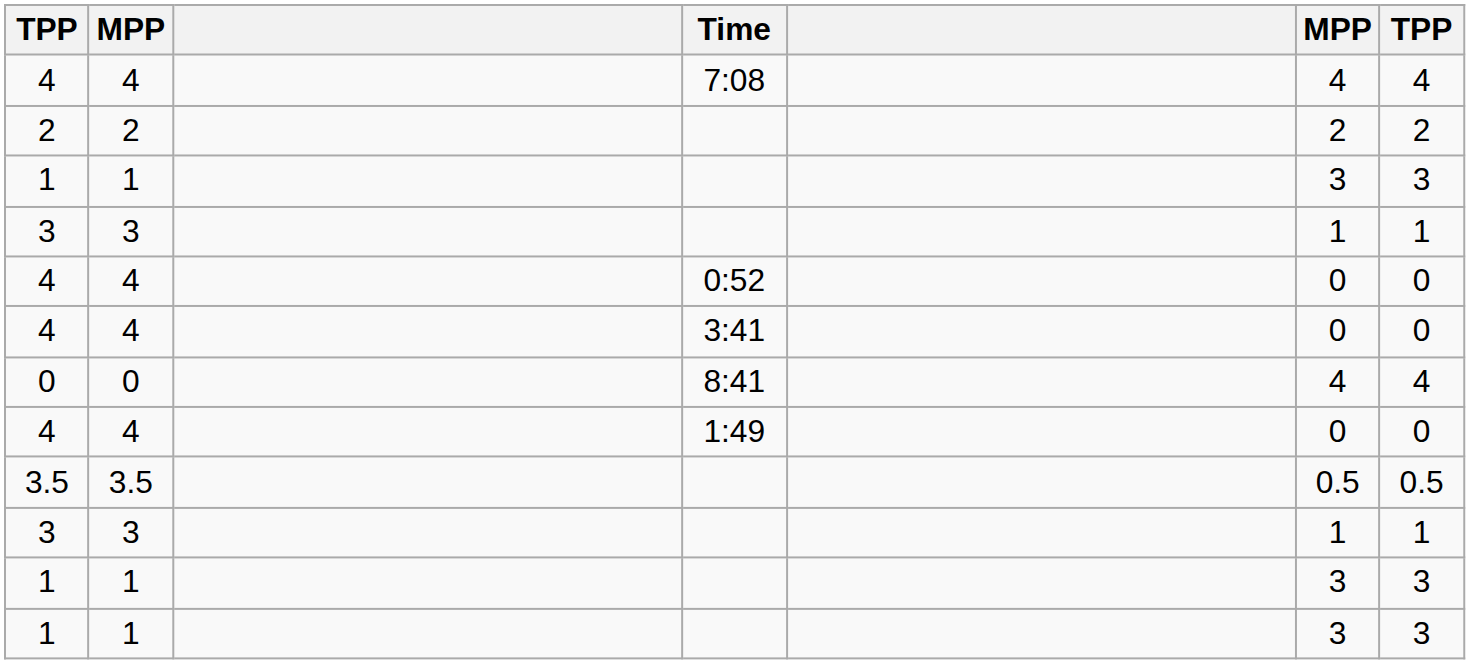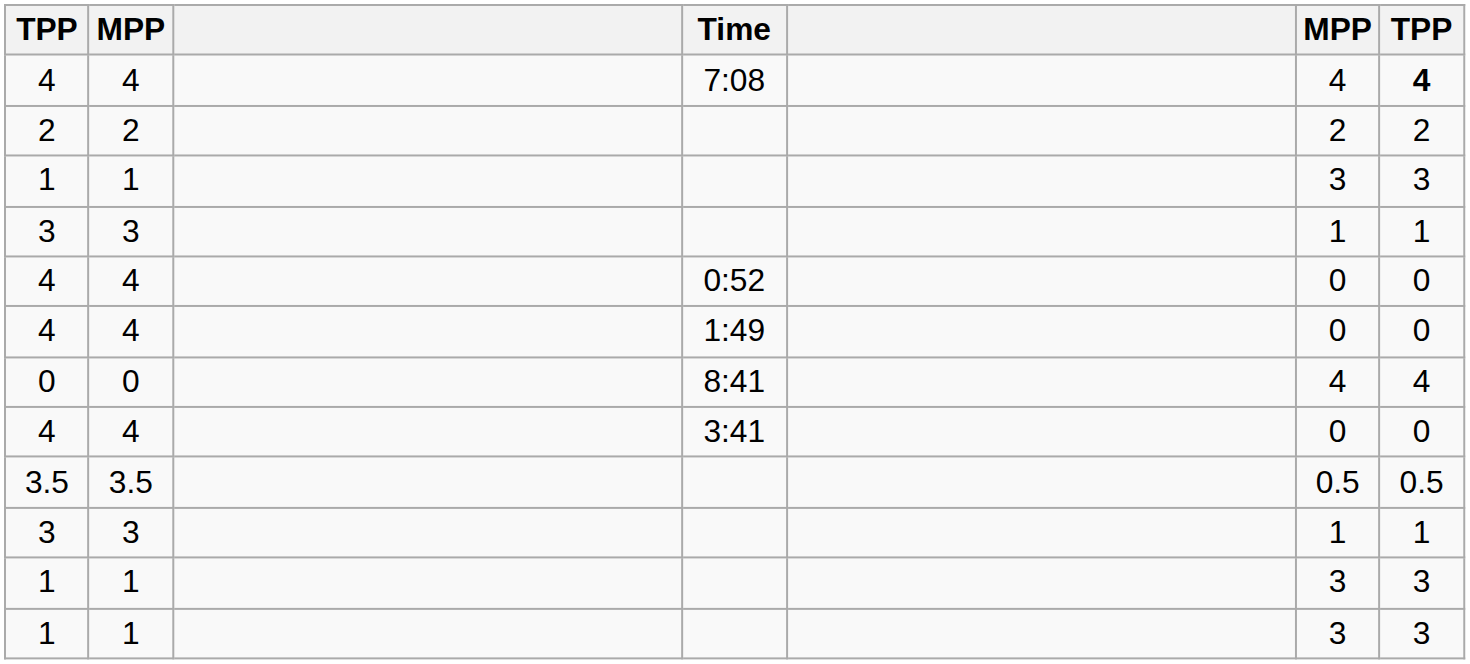(1422, 79) normal -> (1422, 79) bold
rows swapped: (47, 431) <-> (47, 331)
